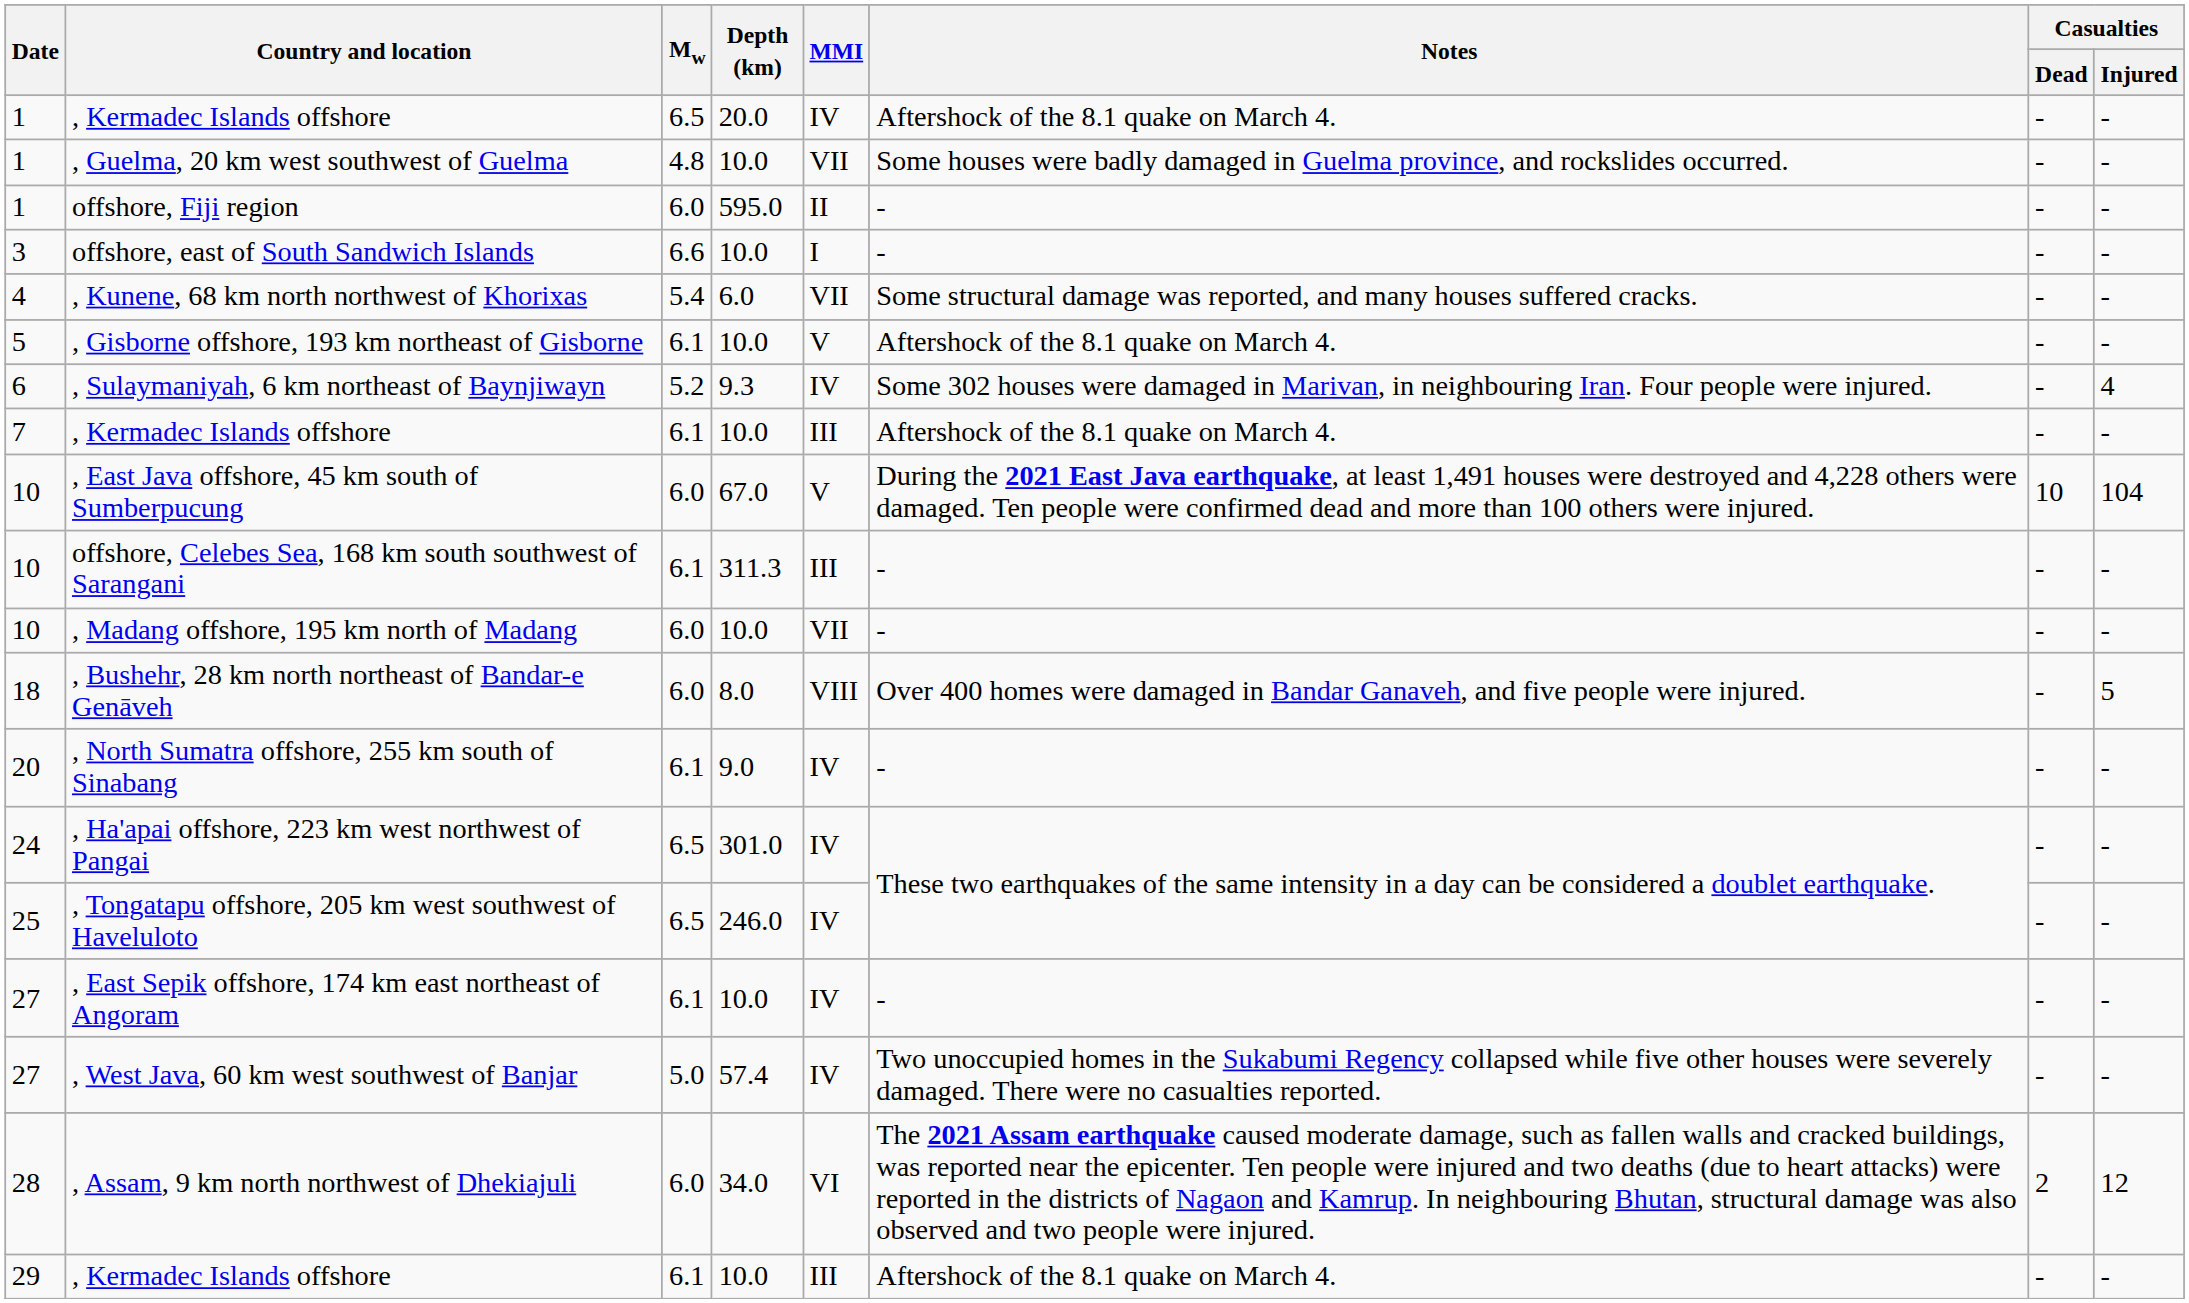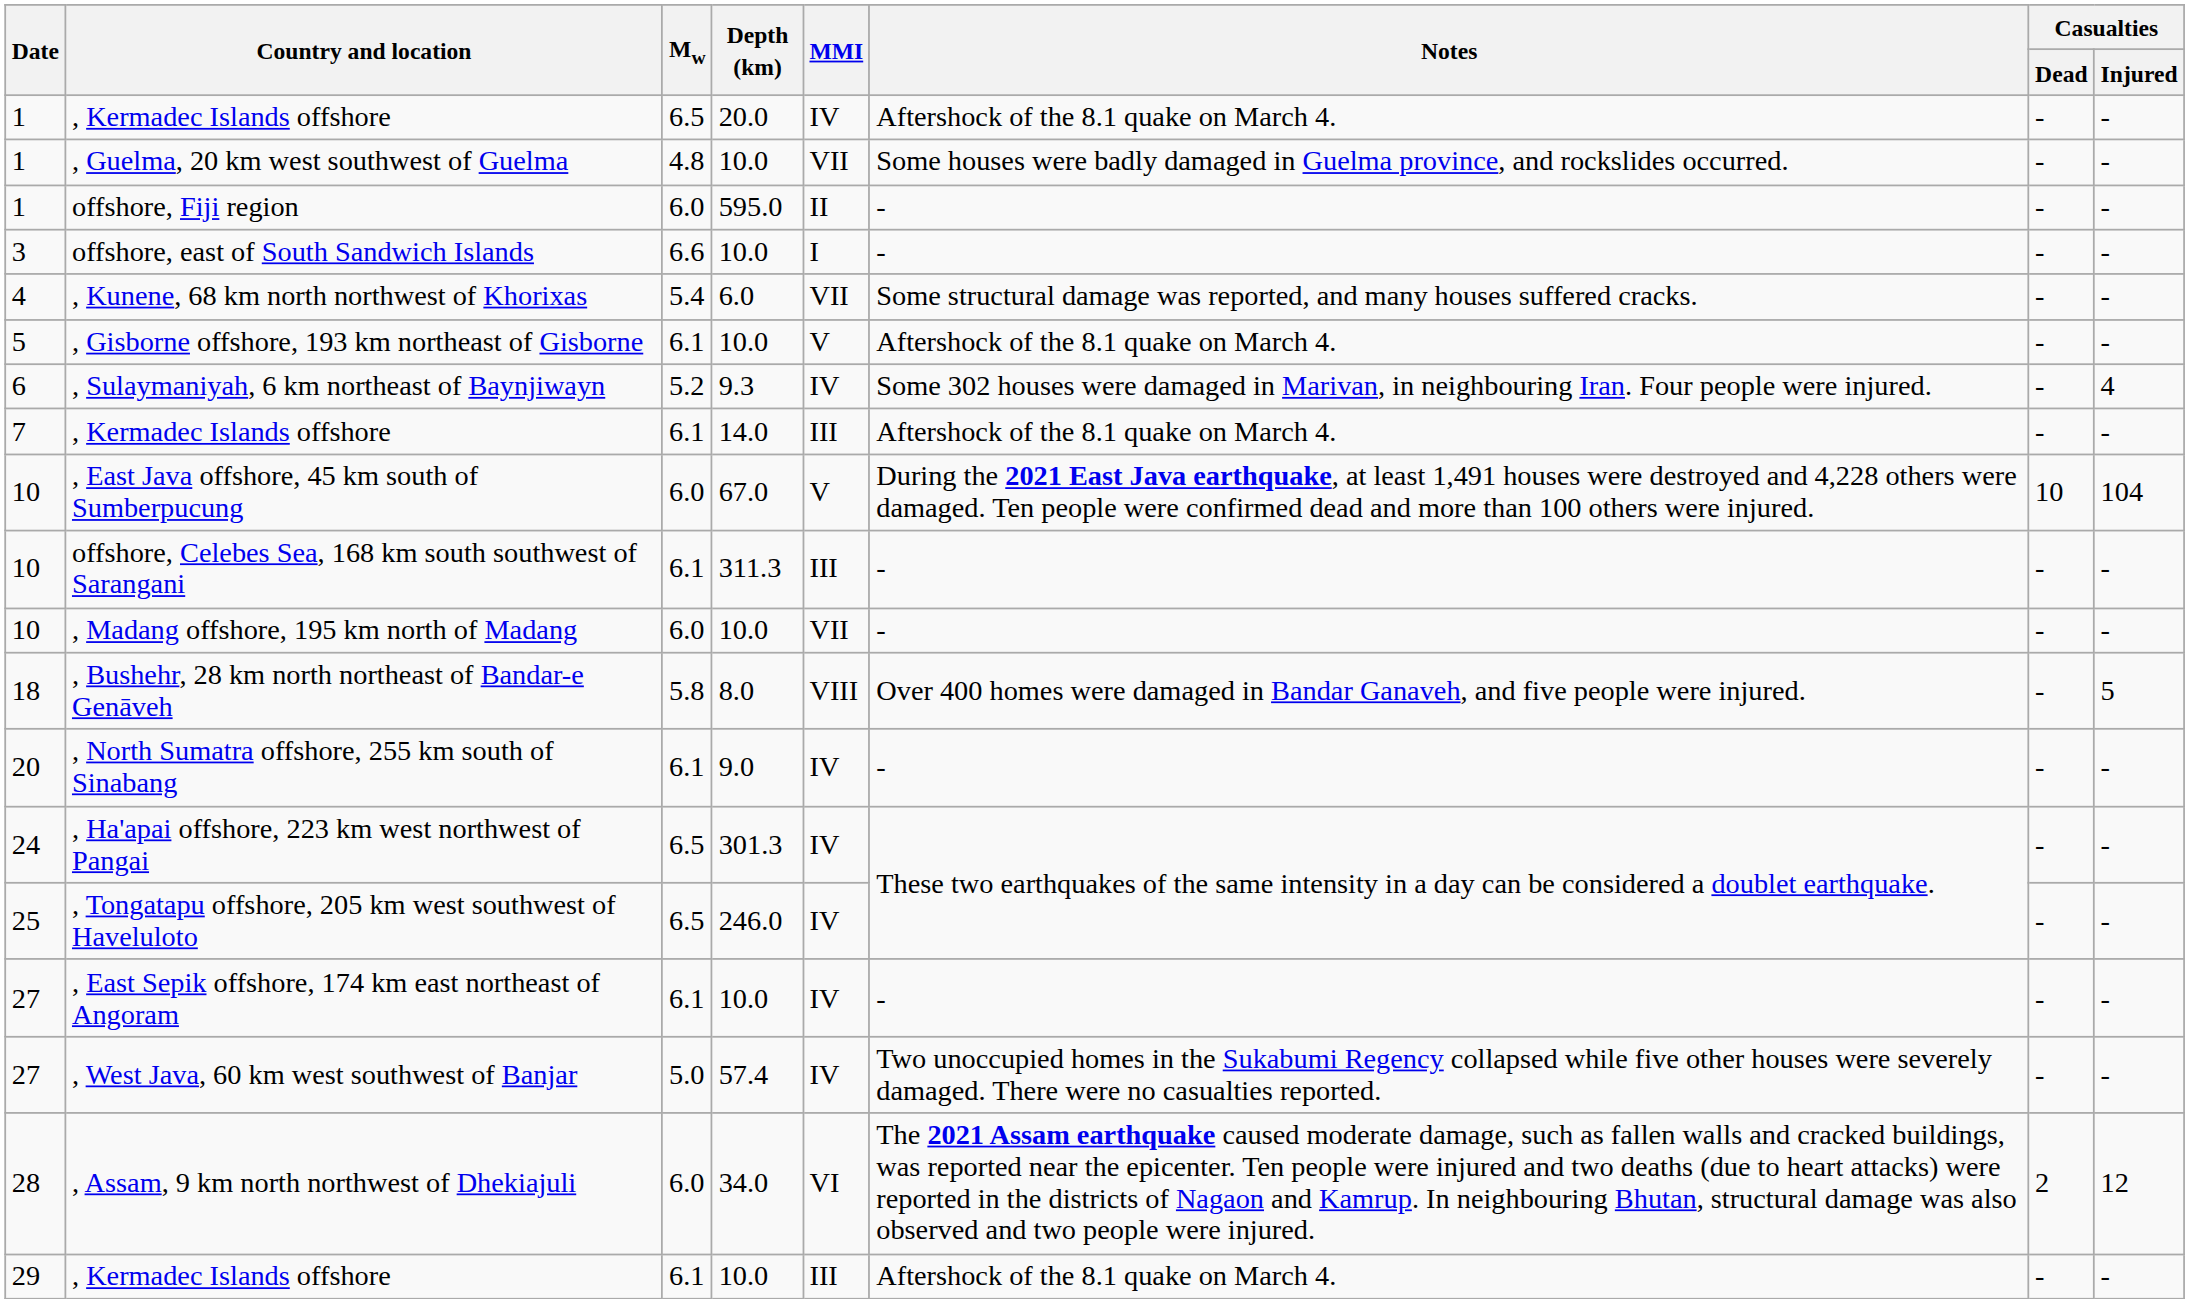(743, 431) 10.0 -> (743, 431) 14.0
(687, 690) 6.0 -> (687, 690) 5.8
(751, 844) 301.0 -> (751, 844) 301.3
